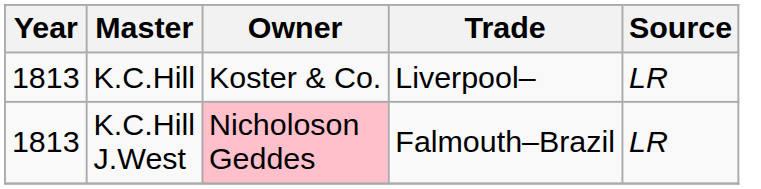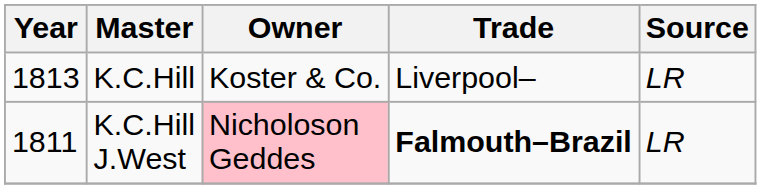(46, 142) 1813 -> (45, 142) 1811
(505, 142) normal -> (514, 142) bold
